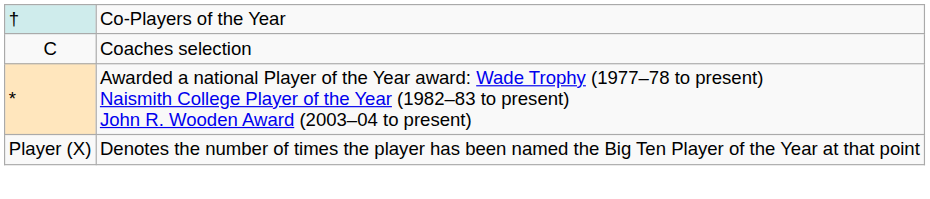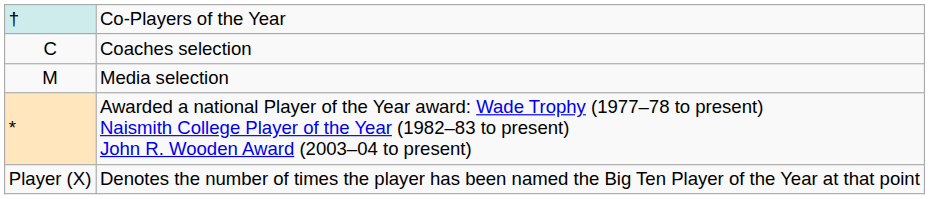+ row: (164, 78)
